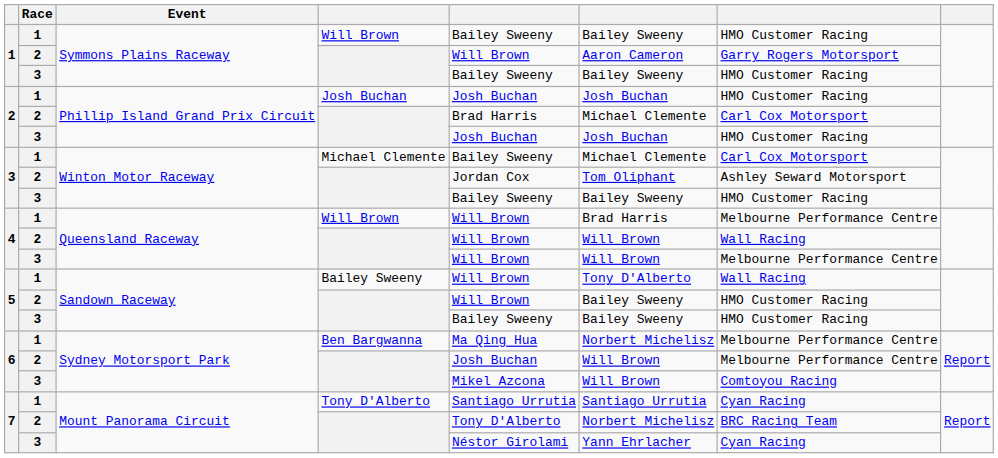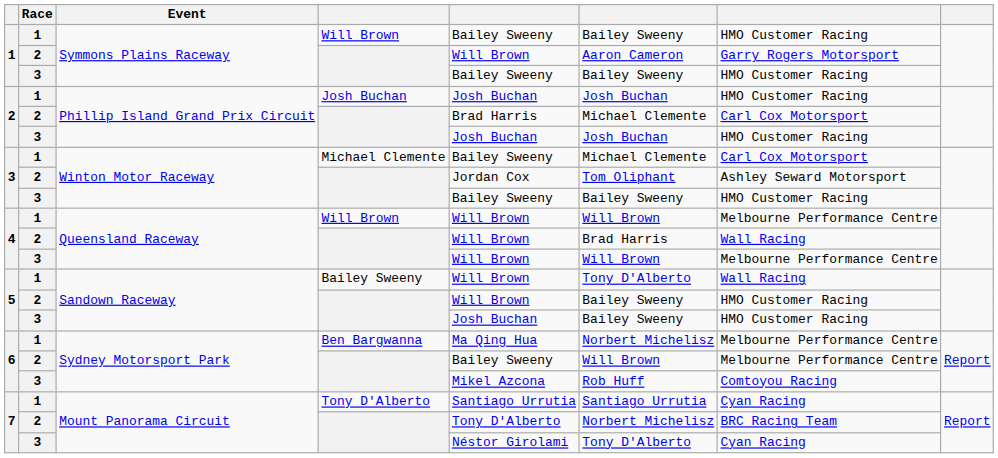(625, 218) Brad Harris -> (621, 218) Will Brown
(621, 239) Will Brown -> (625, 239) Brad Harris
(502, 320) Bailey Sweeny -> (495, 320) Josh Buchan
(495, 361) Josh Buchan -> (502, 361) Bailey Sweeny
(621, 381) Will Brown -> (613, 381) Rob Huff
(637, 442) Yann Ehrlacher -> (637, 442) Tony D'Alberto
